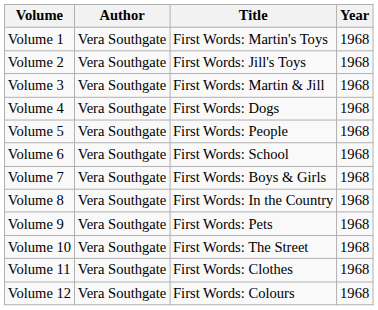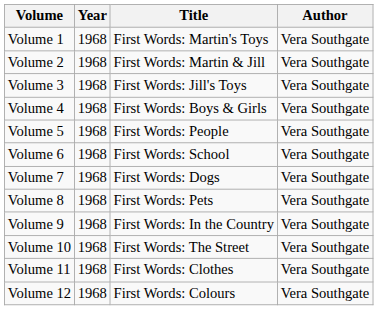columns swapped: (355, 16) <-> (122, 16)
(240, 62) First Words: Jill's Toys -> (189, 62) First Words: Martin & Jill
(249, 85) First Words: Martin & Jill -> (180, 85) First Words: Jill's Toys
(226, 108) First Words: Dogs -> (190, 108) First Words: Boys & Girls
(250, 177) First Words: Boys & Girls -> (167, 177) First Words: Dogs
(253, 200) First Words: In the Country -> (163, 200) First Words: Pets
(223, 223) First Words: Pets -> (194, 223) First Words: In the Country
